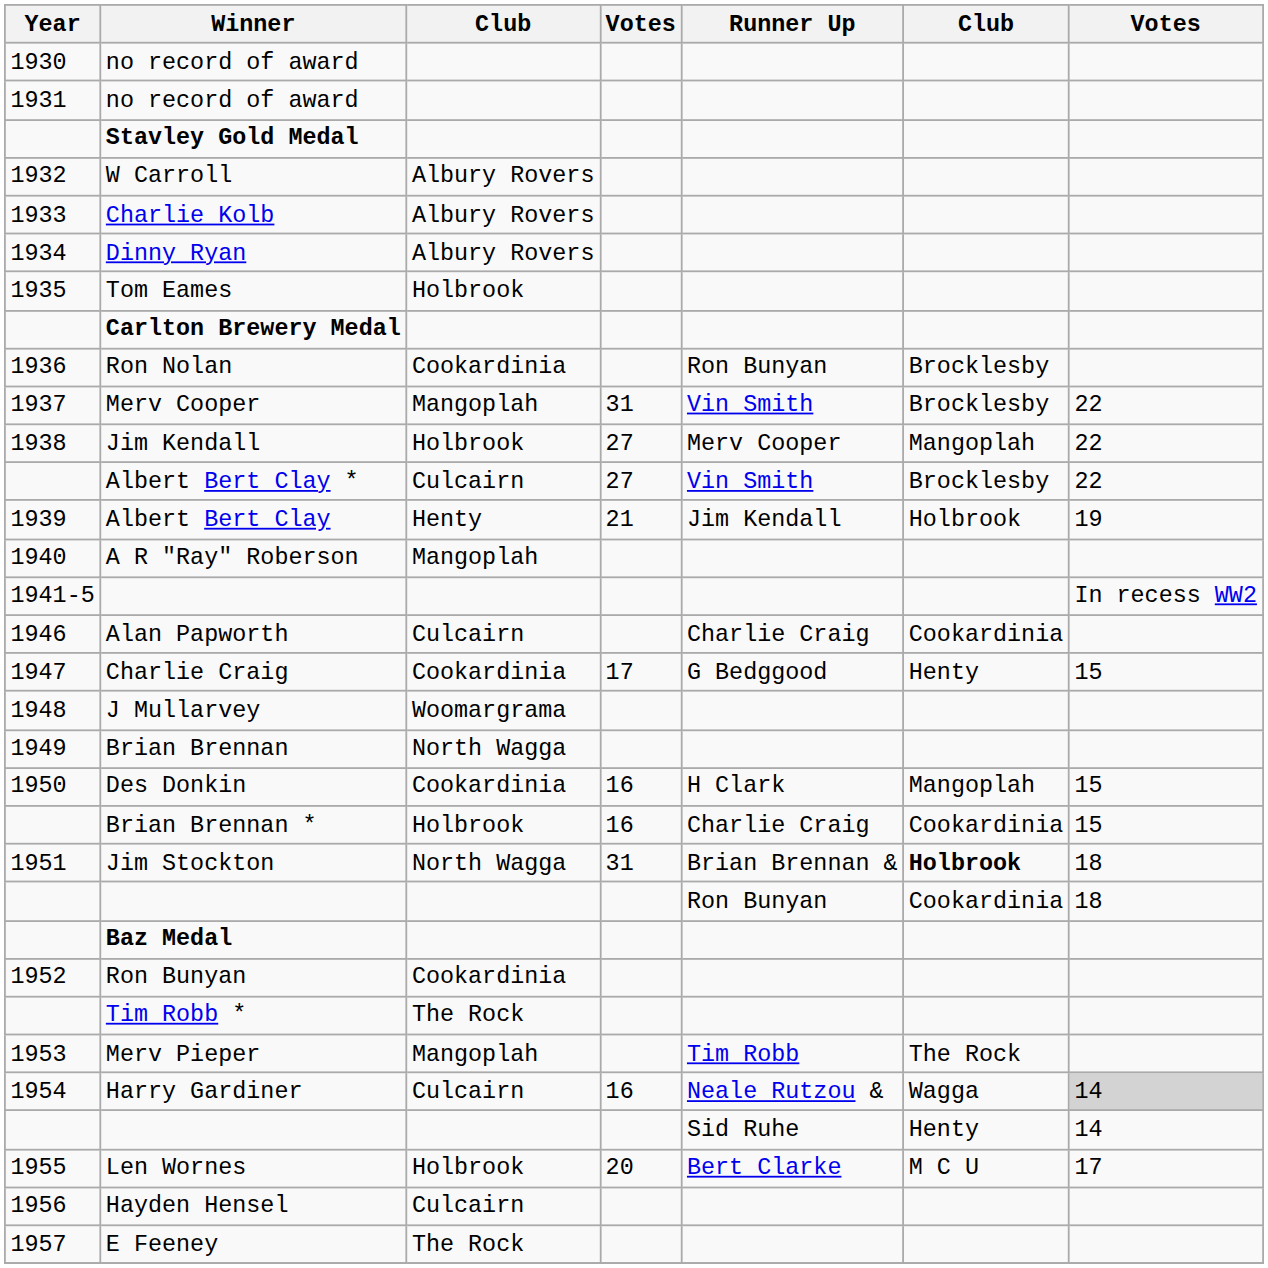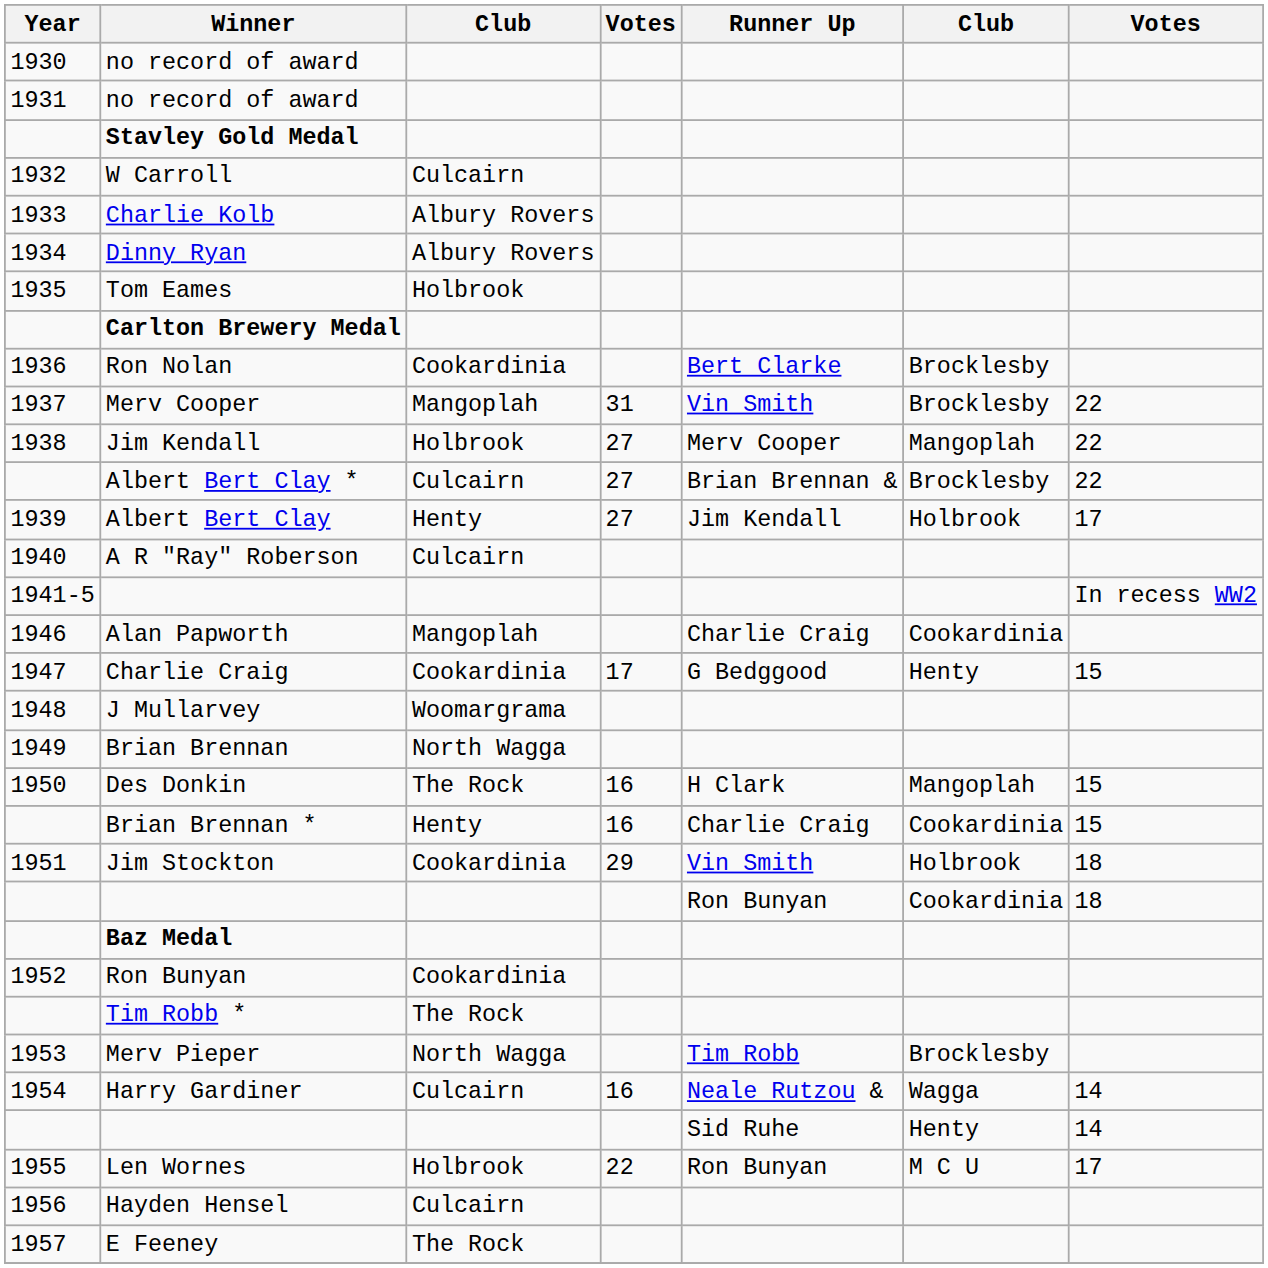(503, 177) Albury Rovers -> (468, 177) Culcairn
(757, 367) Ron Bunyan -> (764, 367) Bert Clarke
(750, 482) Vin Smith -> (792, 482) Brian Brennan &
(620, 520) 21 -> (620, 520) 27
(1088, 520) 19 -> (1088, 520) 17
(475, 558) Mangoplah -> (468, 558) Culcairn
(468, 634) Culcairn -> (475, 634) Mangoplah
(489, 787) Cookardinia -> (468, 787) The Rock
(468, 825) Holbrook -> (447, 825) Henty
(489, 863) North Wagga -> (489, 863) Cookardinia
(620, 863) 31 -> (620, 863) 29
(792, 863) Brian Brennan & -> (750, 863) Vin Smith
(965, 863) bold -> (965, 863) normal
(475, 1054) Mangoplah -> (489, 1054) North Wagga
(965, 1054) The Rock -> (979, 1054) Brocklesby
(1088, 1092) lightgrey background -> (1088, 1092) no background
(620, 1168) 20 -> (620, 1168) 22
(764, 1168) Bert Clarke -> (757, 1168) Ron Bunyan
